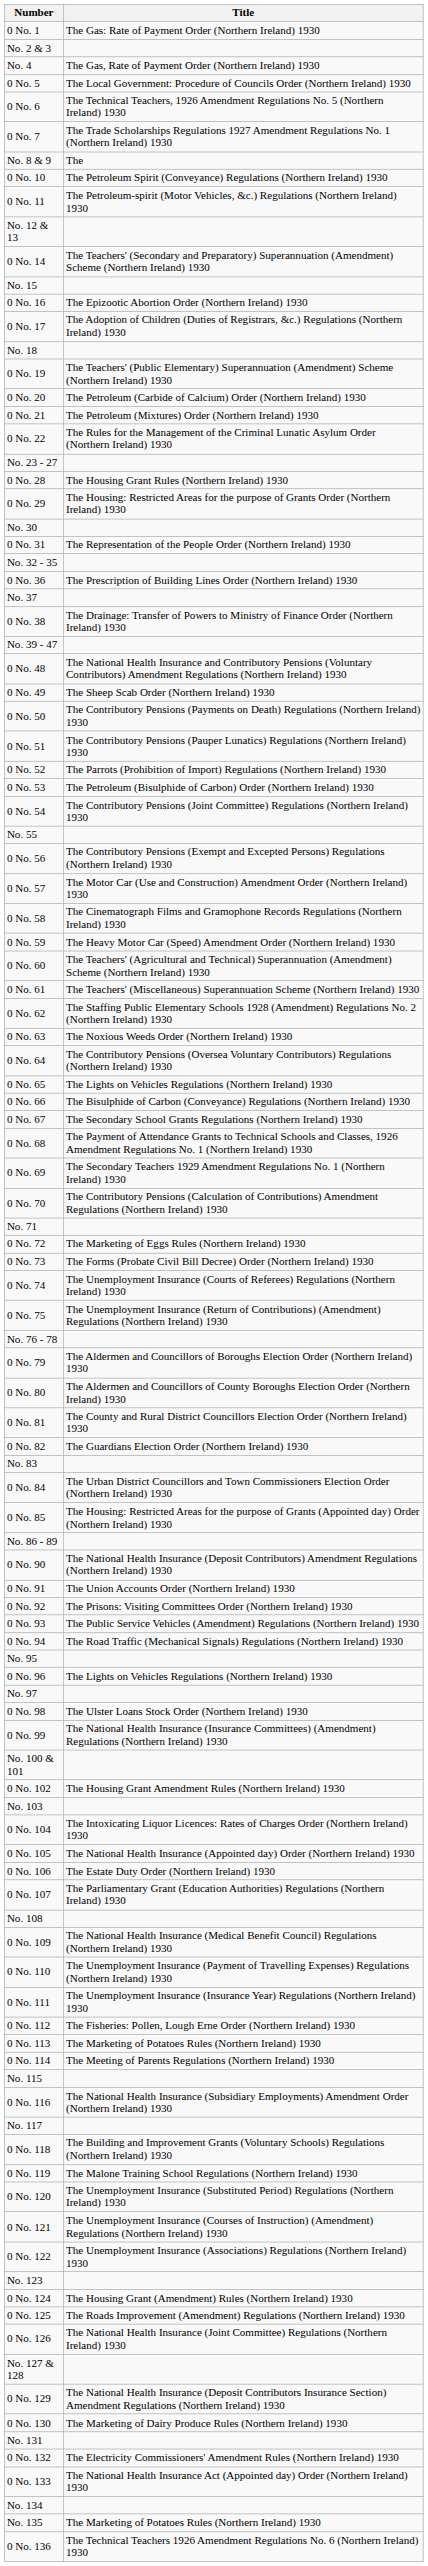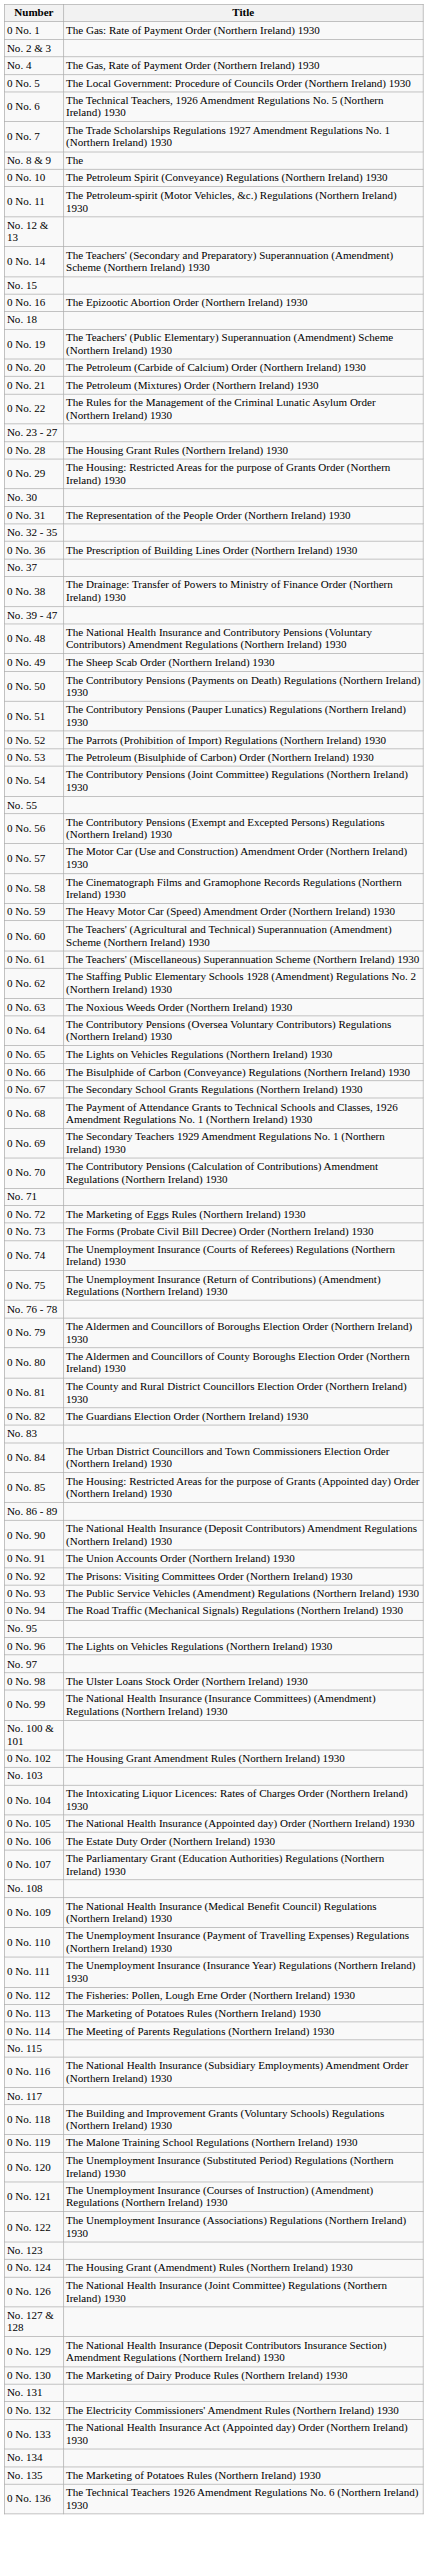- row: (26, 326)
- row: (29, 2315)
